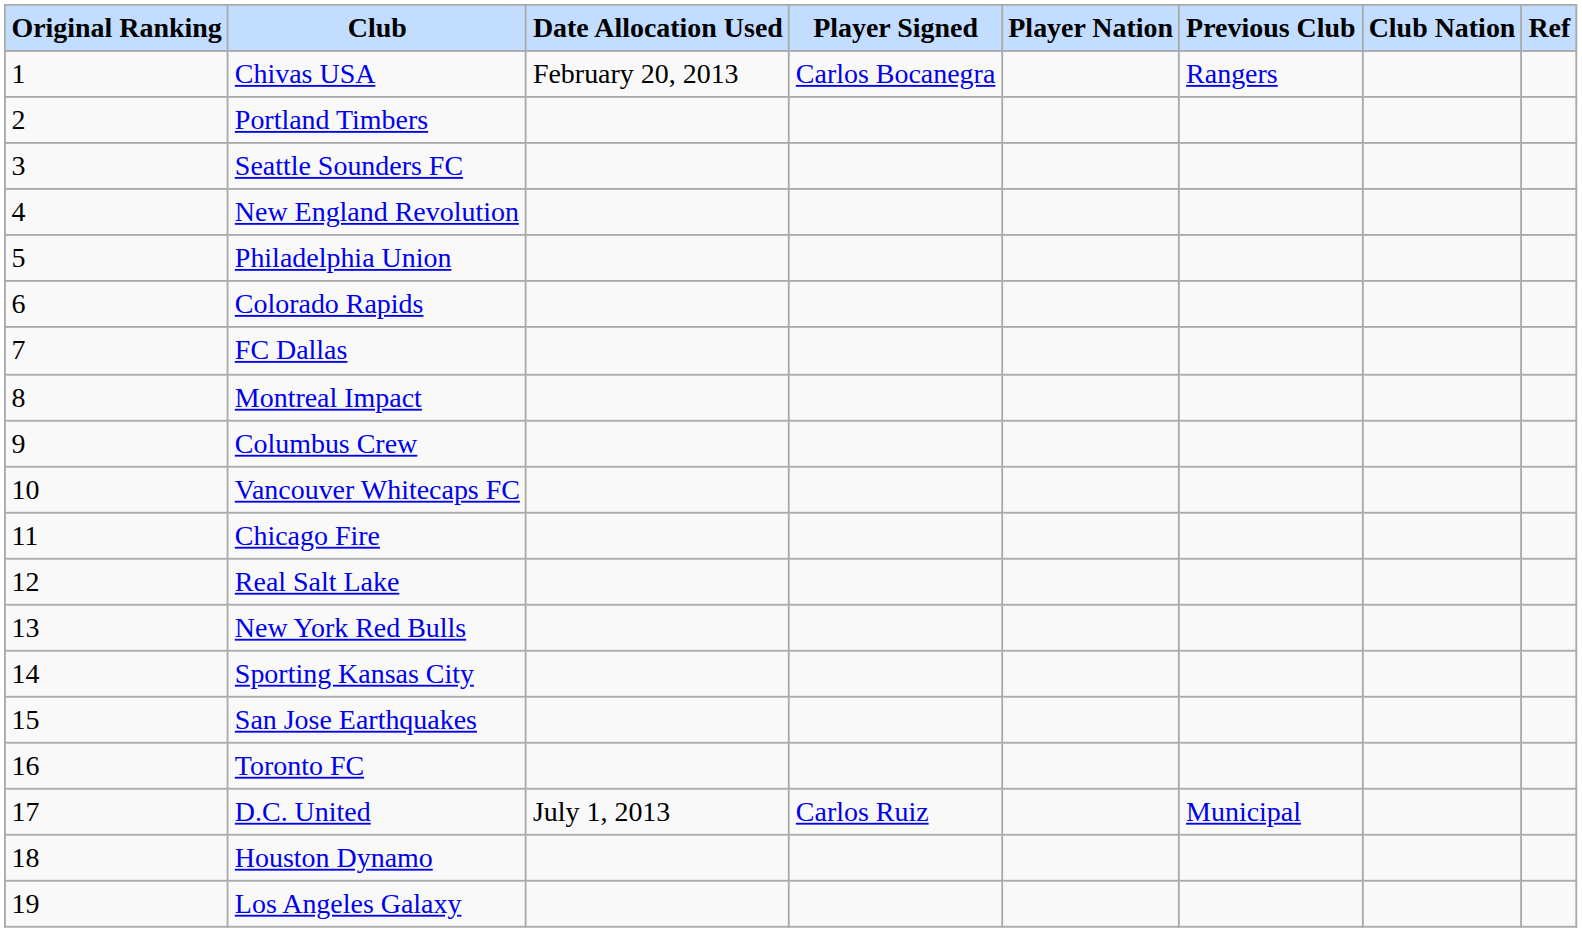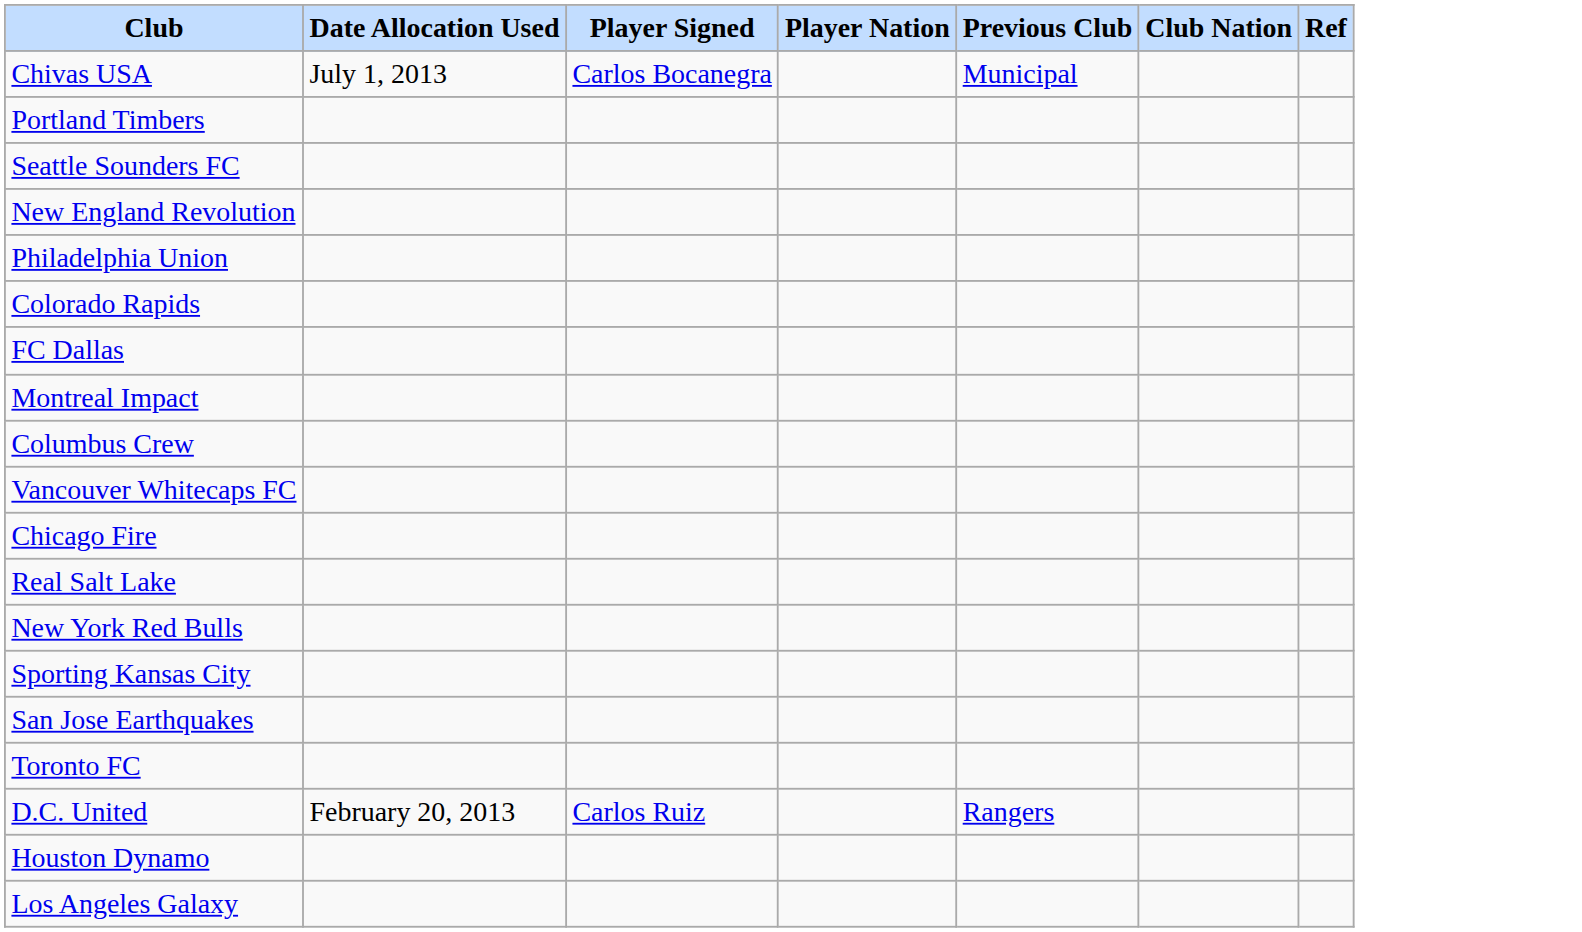- column: (117, 27)
(636, 73) February 20, 2013 -> (378, 73) July 1, 2013
(1232, 73) Rangers -> (1020, 73) Municipal
(602, 811) July 1, 2013 -> (412, 811) February 20, 2013
(1244, 811) Municipal -> (1008, 811) Rangers
